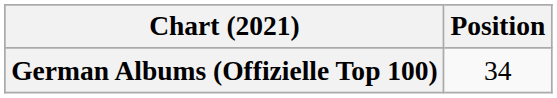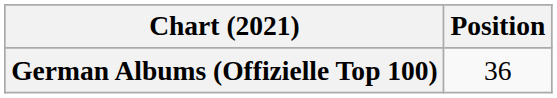(498, 69) 34 -> (498, 69) 36
